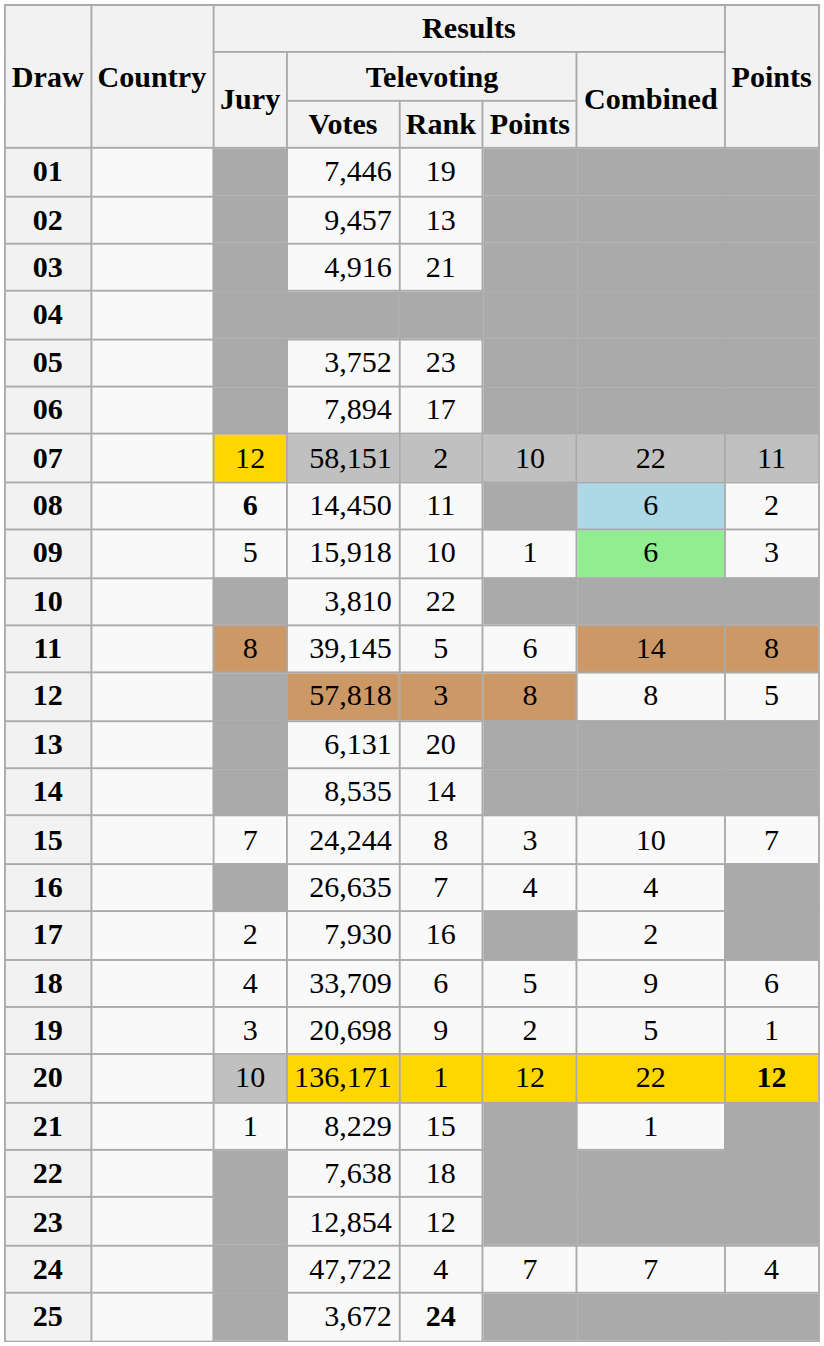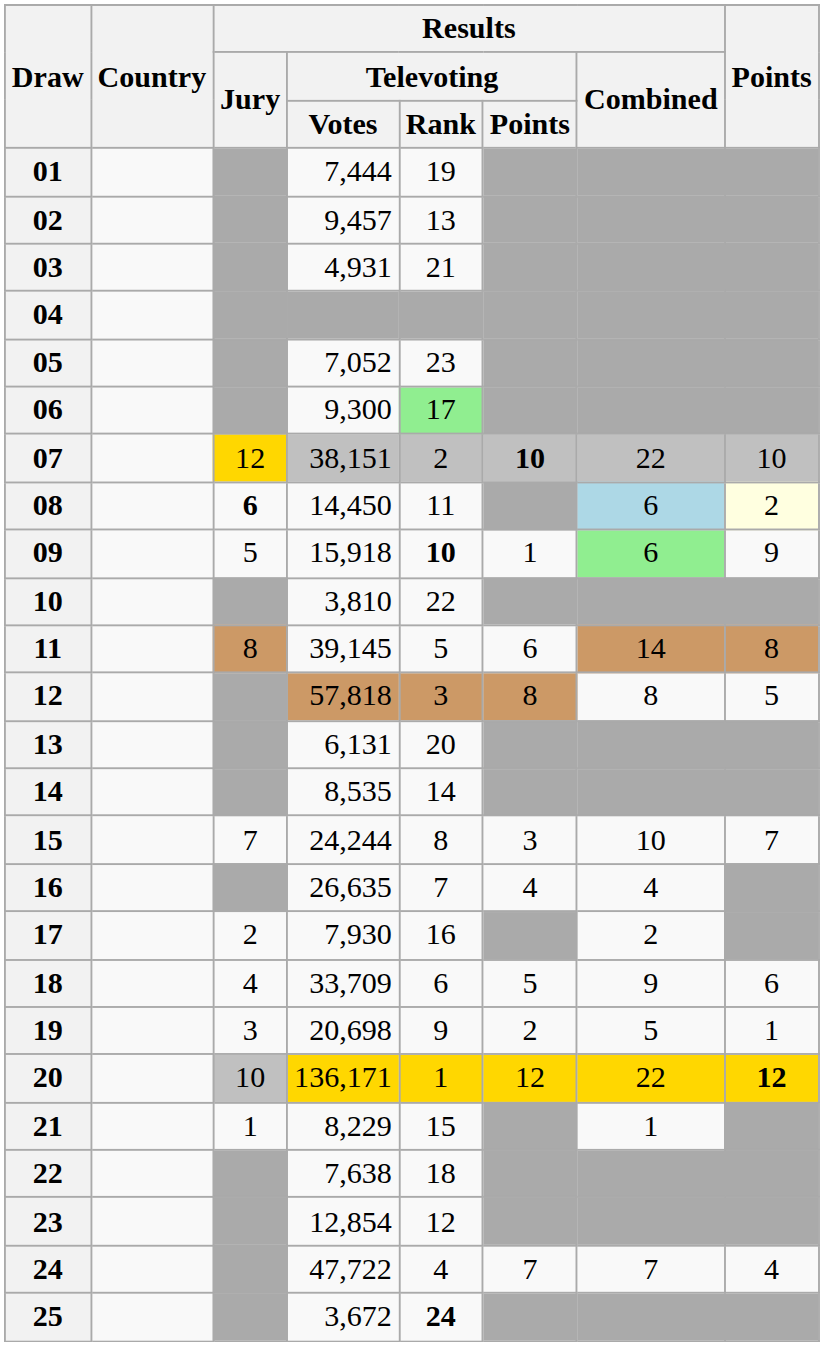(358, 171) 7,446 -> (358, 171) 7,444
(358, 266) 4,916 -> (358, 266) 4,931
(358, 362) 3,752 -> (358, 362) 7,052
(358, 409) 7,894 -> (358, 409) 9,300
(441, 409) no background -> (441, 409) lightgreen background
(351, 457) 58,151 -> (351, 457) 38,151
(530, 457) normal -> (530, 457) bold
(772, 457) 11 -> (772, 457) 10
(772, 505) no background -> (772, 505) lightyellow background
(441, 553) normal -> (441, 553) bold
(772, 553) 3 -> (772, 553) 9
